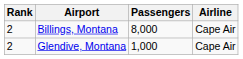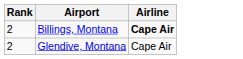- column: (161, 12)
(215, 29) normal -> (152, 29) bold
